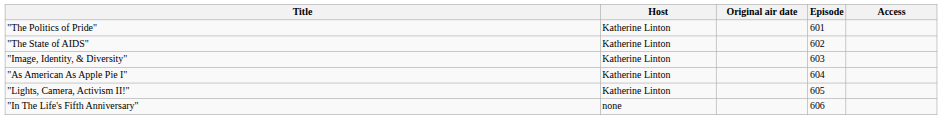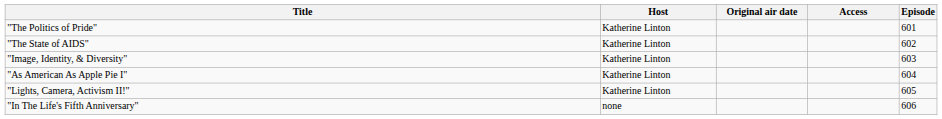columns swapped: (827, 12) <-> (892, 12)
